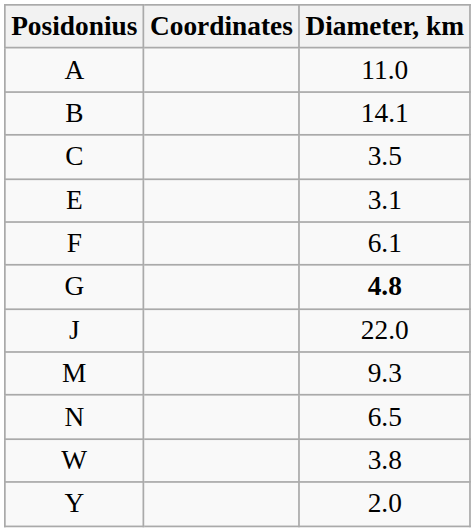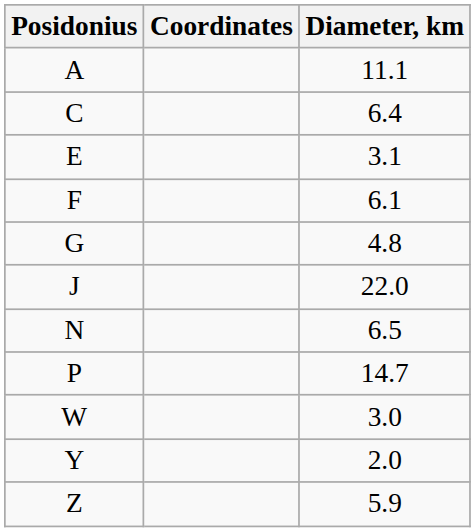(385, 69) 11.0 -> (385, 69) 11.1
- row: (74, 112)
(385, 156) 3.5 -> (385, 112) 6.4
(385, 286) bold -> (385, 243) normal
- row: (74, 373)
+ row: (74, 373)
(385, 460) 3.8 -> (385, 416) 3.0
+ row: (74, 503)
